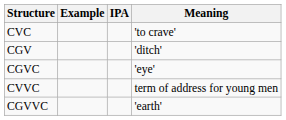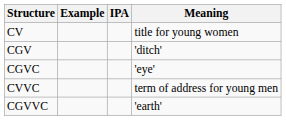+ row: (15, 32)
- row: (19, 32)
